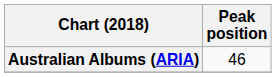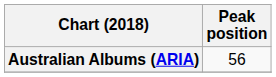(237, 59) 46 -> (237, 59) 56
